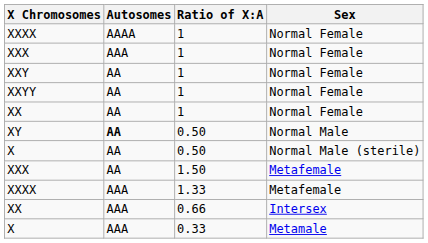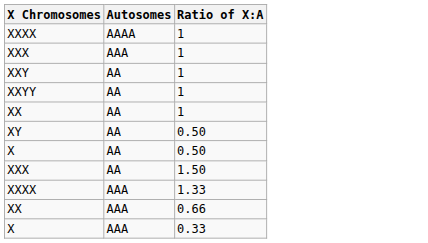- column: (345, 14)
(114, 131) bold -> (114, 131) normal
